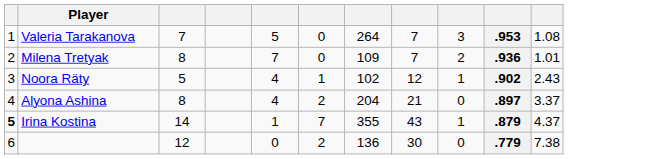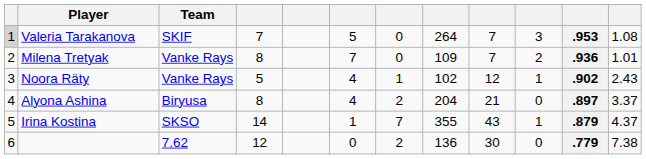+ column: (198, 15)
(11, 36) no background -> (11, 36) lightgrey background
(11, 121) bold -> (11, 121) normal
